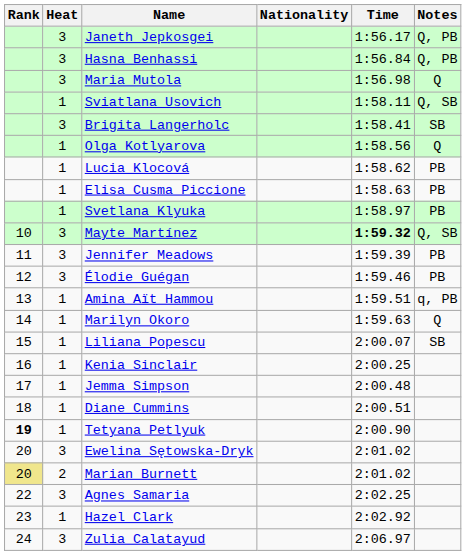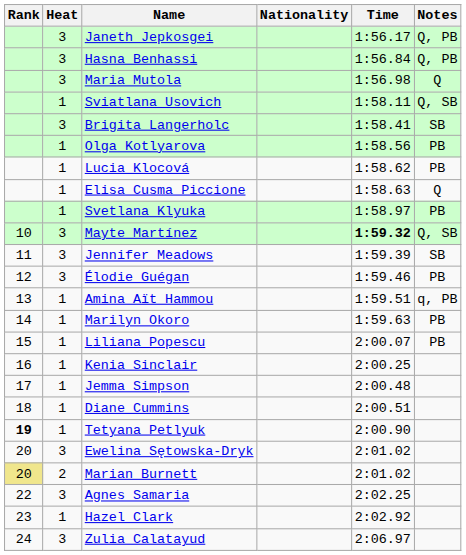(437, 146) Q -> (437, 146) PB
(437, 190) PB -> (437, 190) Q
(437, 255) PB -> (437, 255) SB
(437, 321) Q -> (437, 321) PB
(437, 343) SB -> (437, 343) PB
